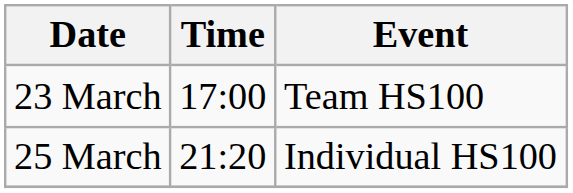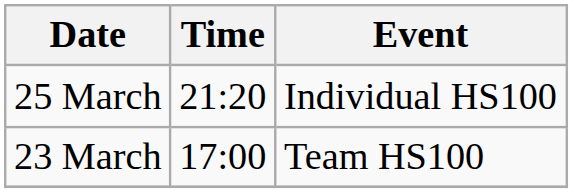rows swapped: (88, 95) <-> (88, 156)
